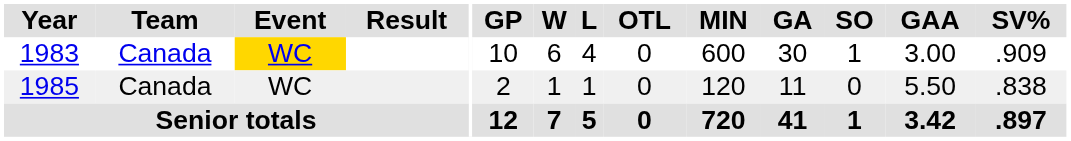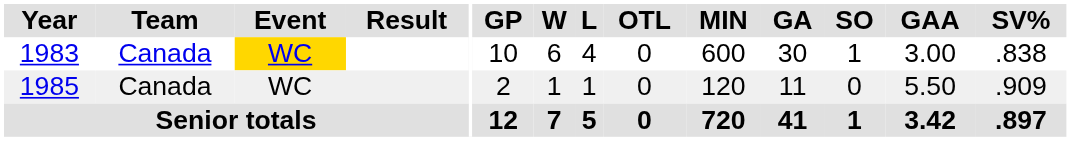(1021, 53) .909 -> (1021, 53) .838
(1021, 86) .838 -> (1021, 86) .909
